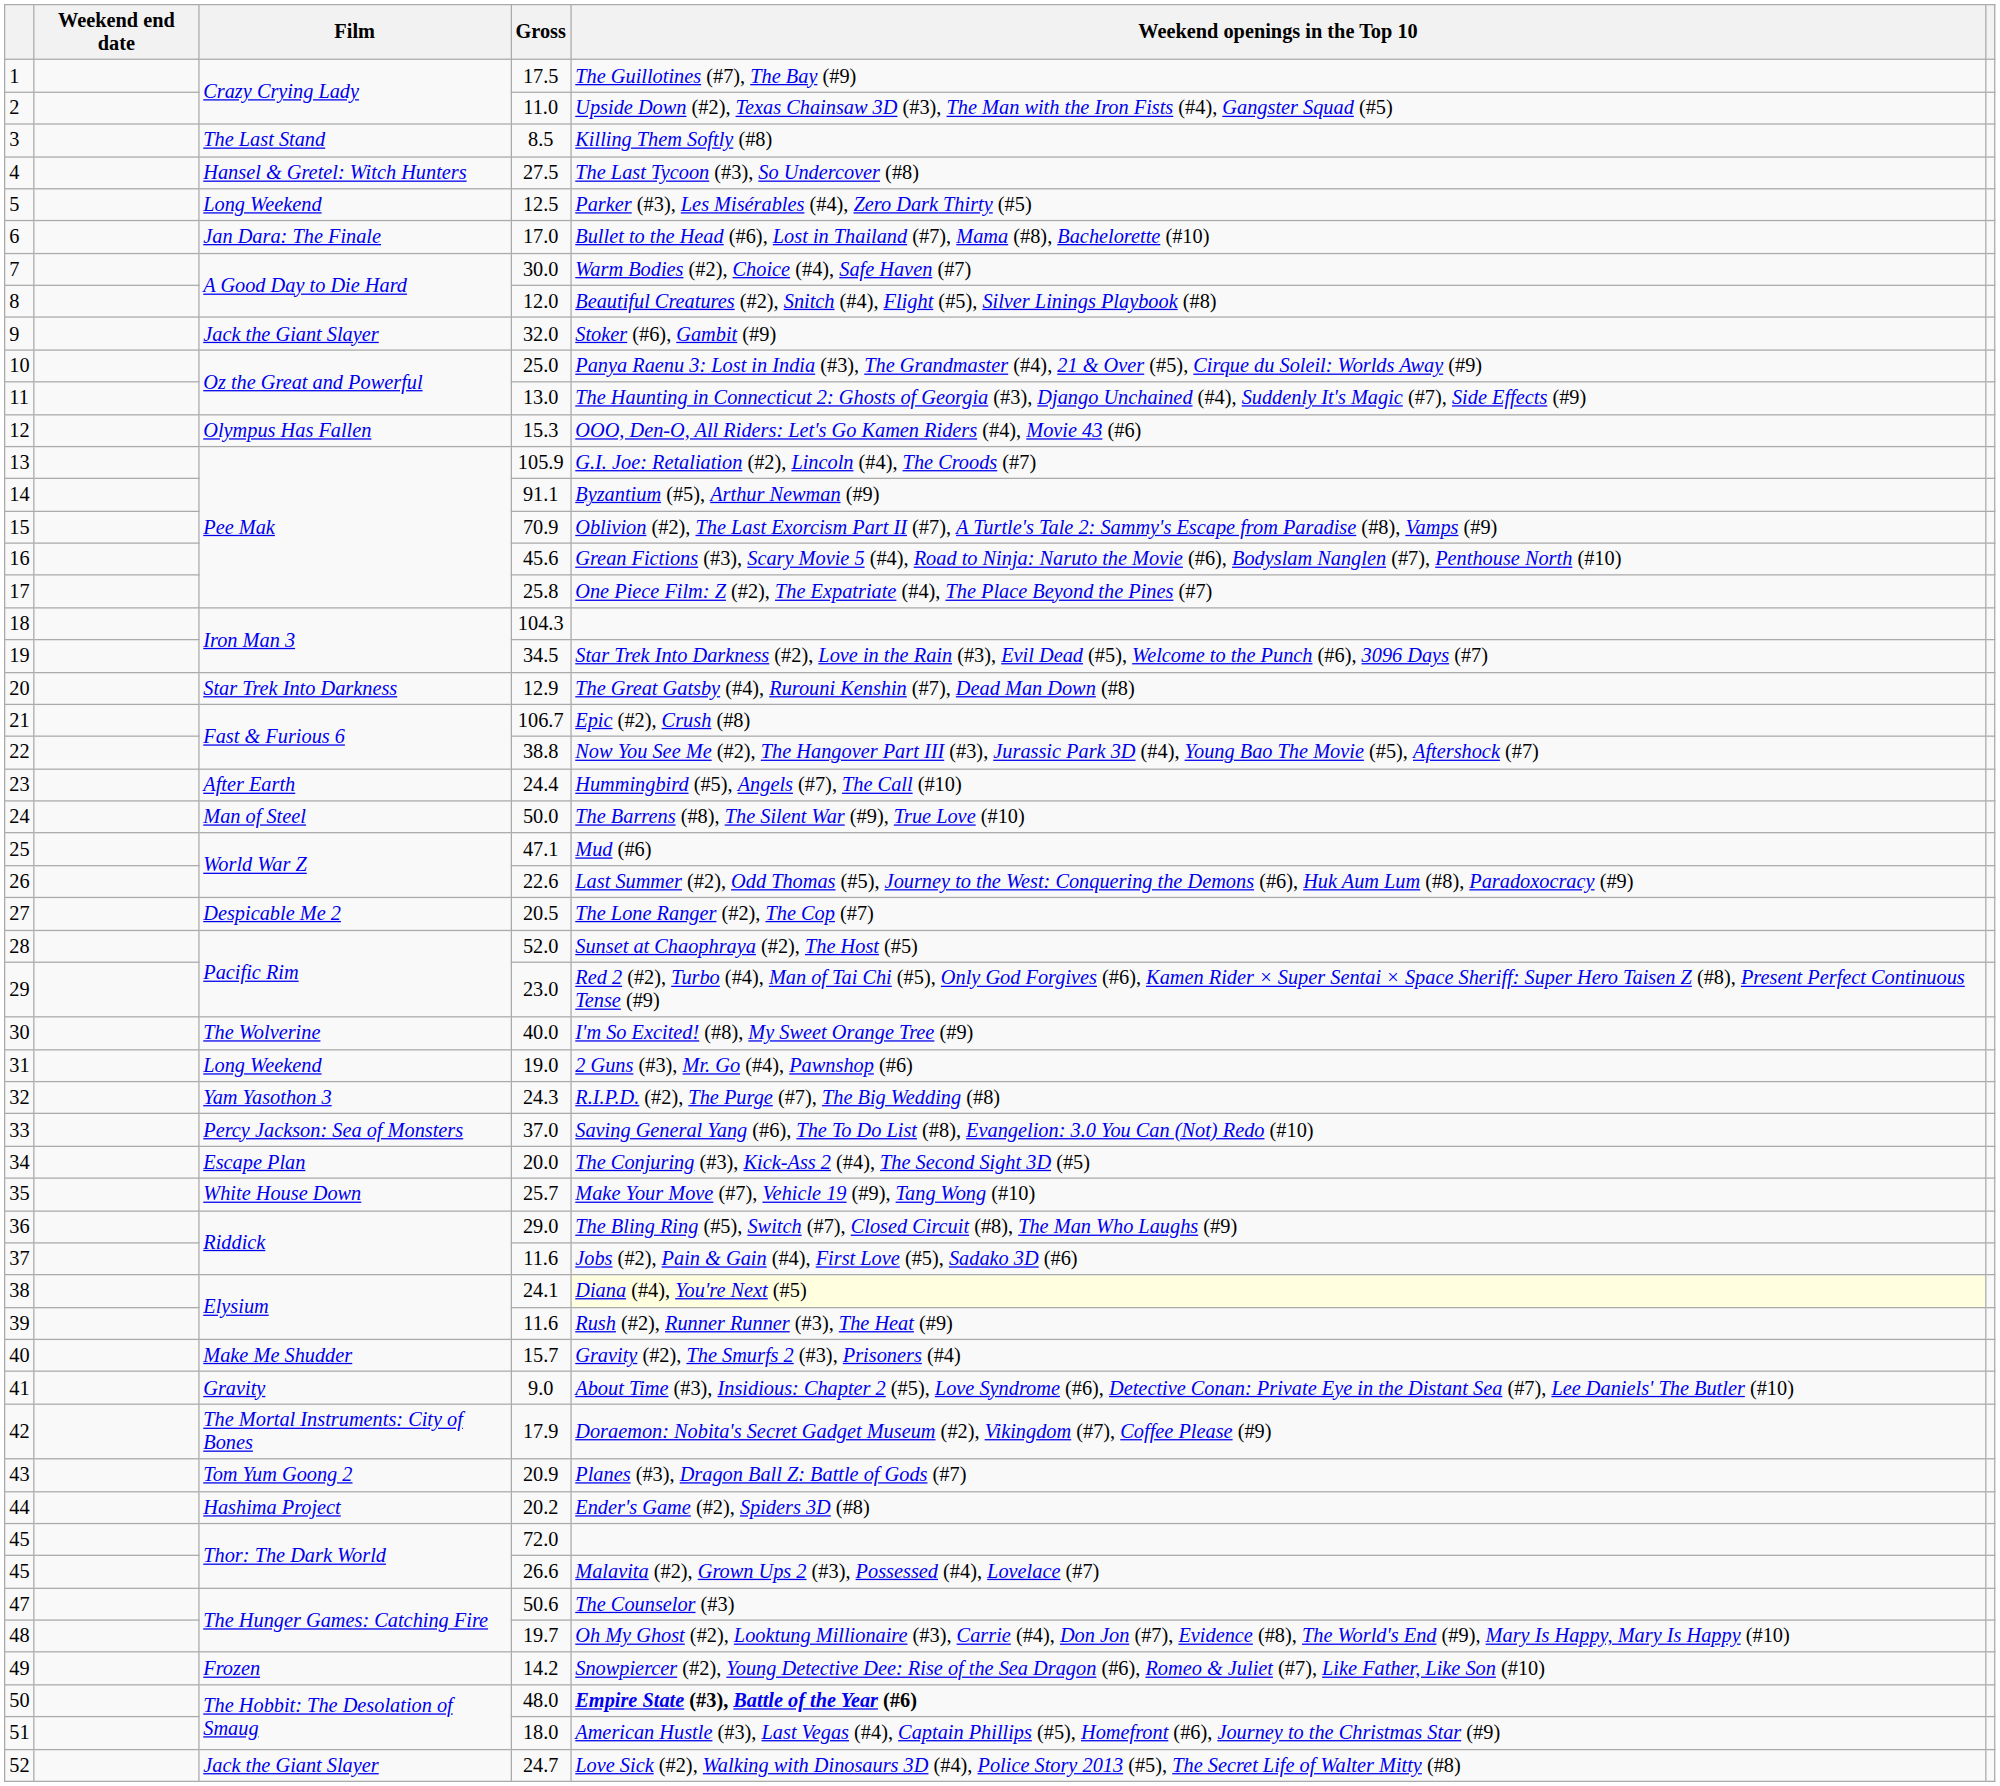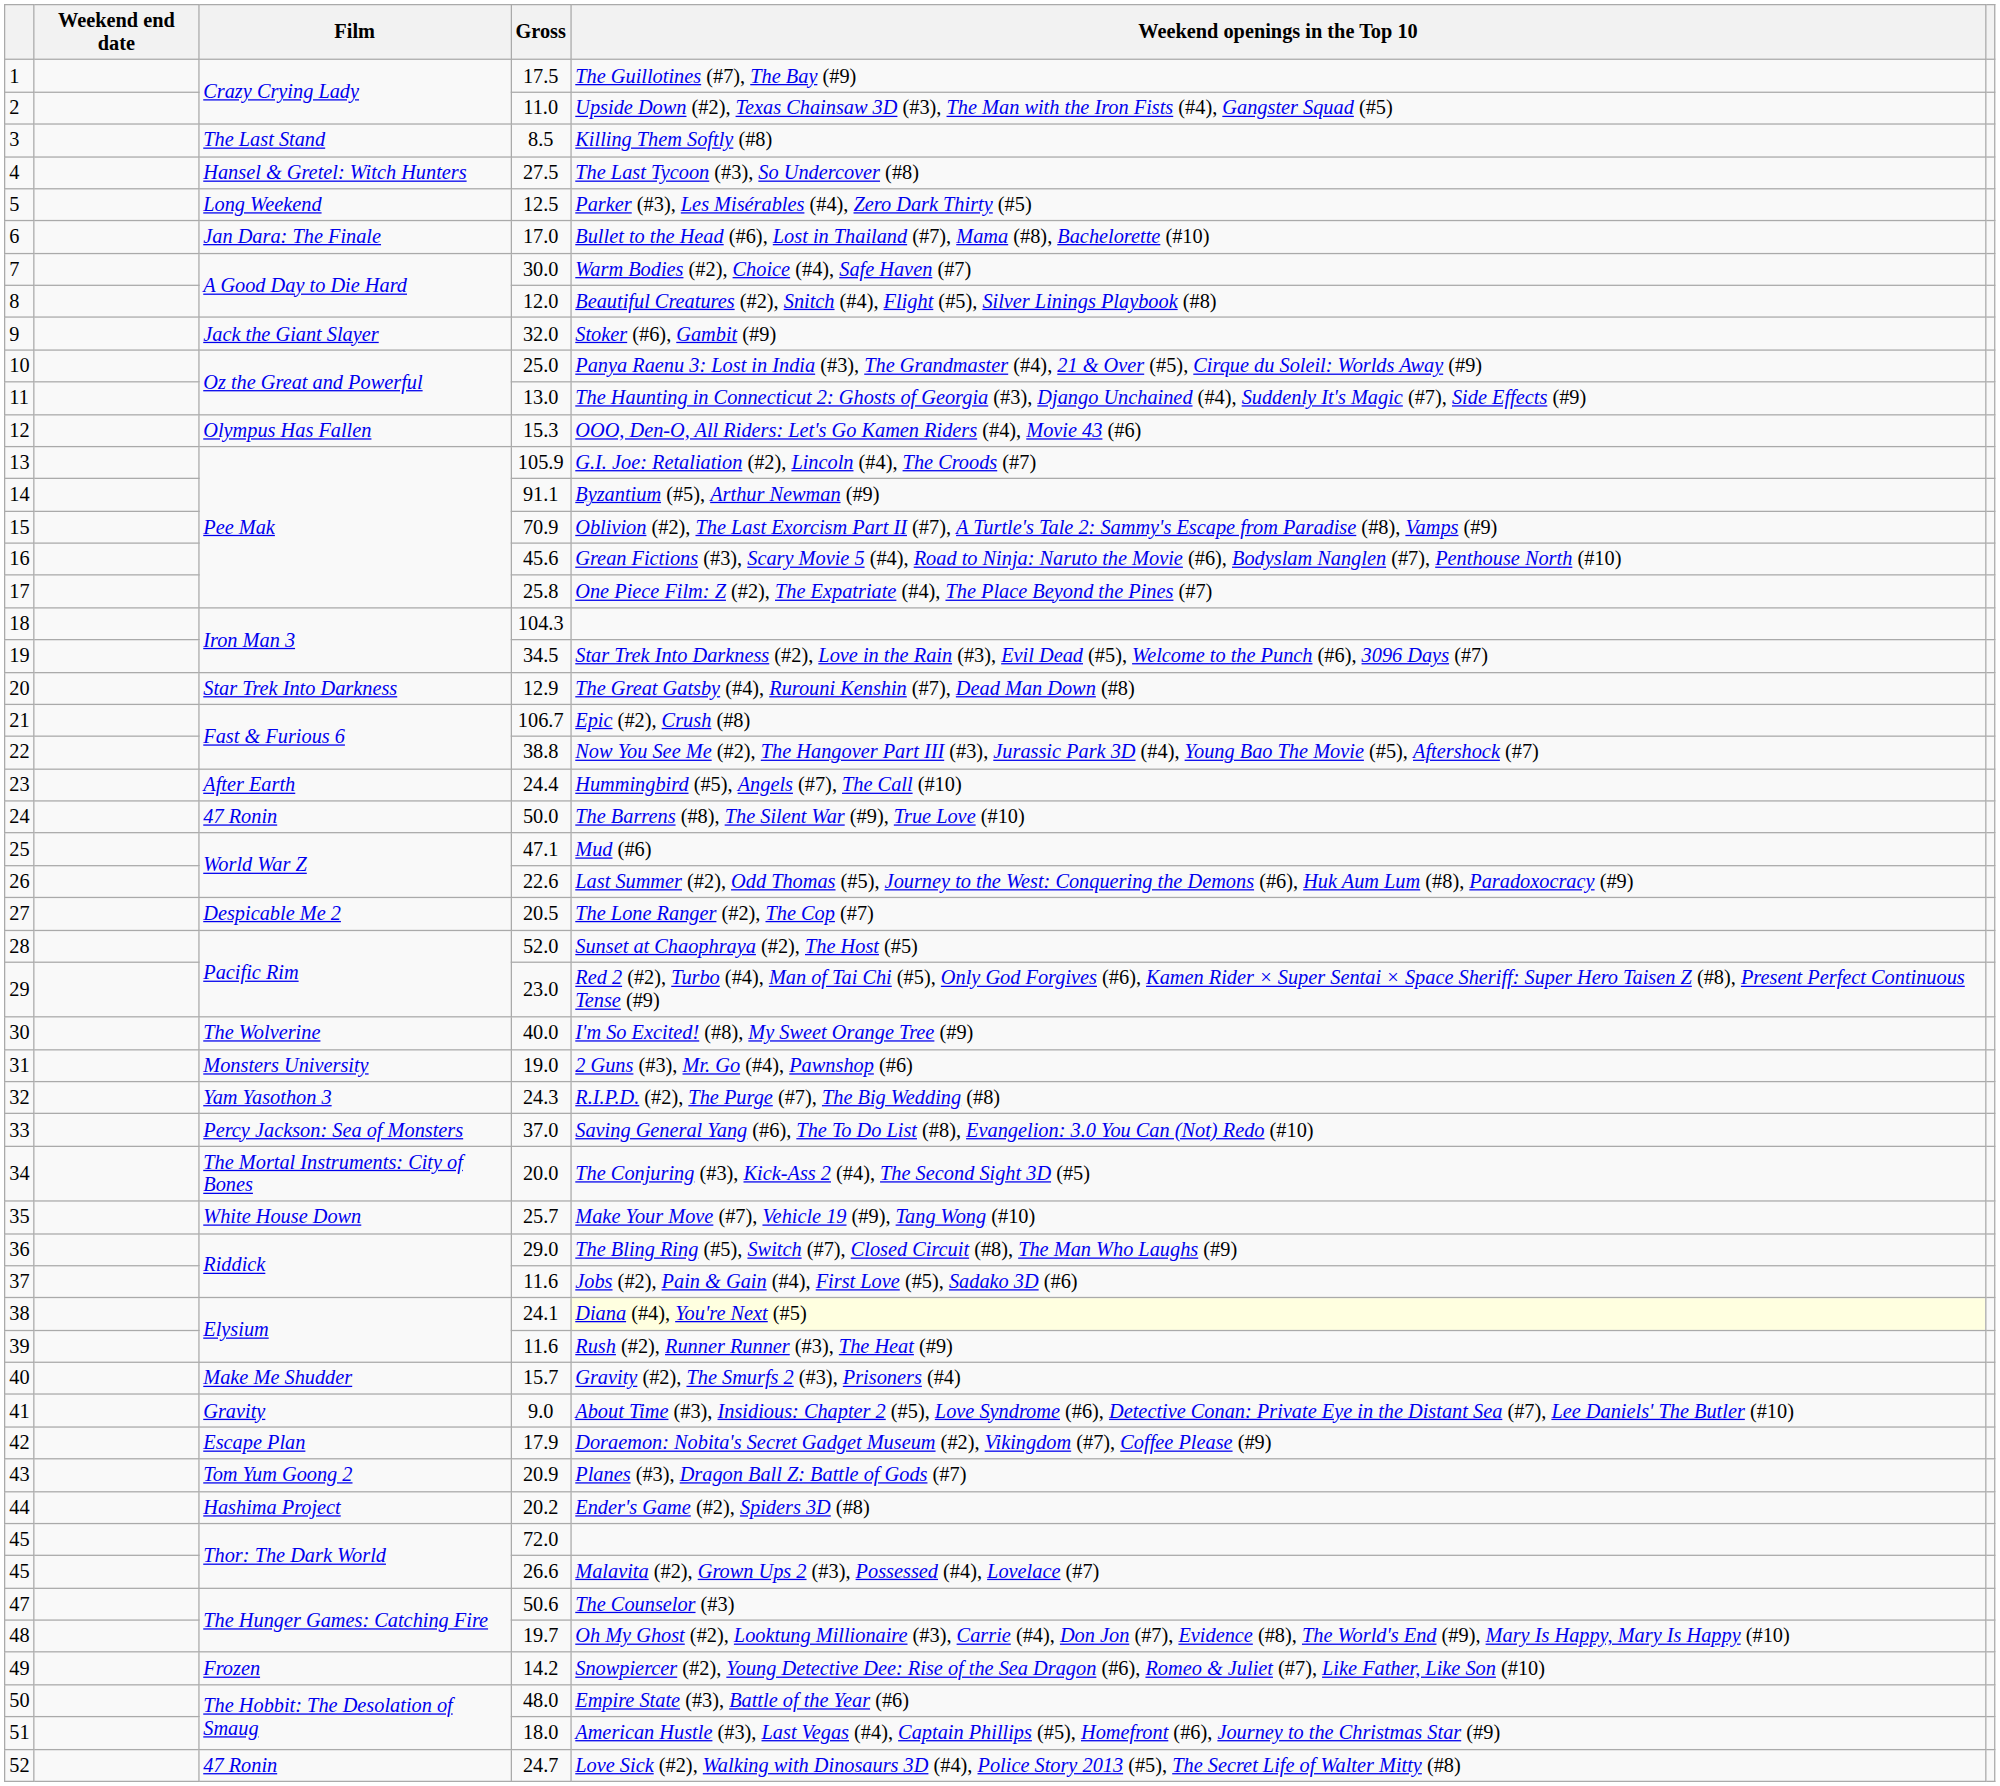(255, 816) Man of Steel -> (240, 816) 47 Ronin
(262, 1065) Long Weekend -> (286, 1065) Monsters University
(254, 1162) Escape Plan -> (333, 1173) The Mortal Instruments: City of Bones
(333, 1431) The Mortal Instruments: City of Bones -> (254, 1442) Escape Plan
(746, 1700) bold -> (742, 1700) normal
(291, 1764) Jack the Giant Slayer -> (240, 1764) 47 Ronin
